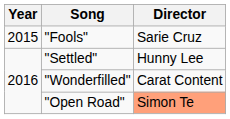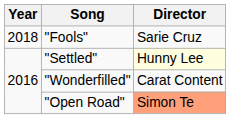(23, 37) 2015 -> (23, 37) 2018
(170, 59) no background -> (170, 59) lightyellow background
